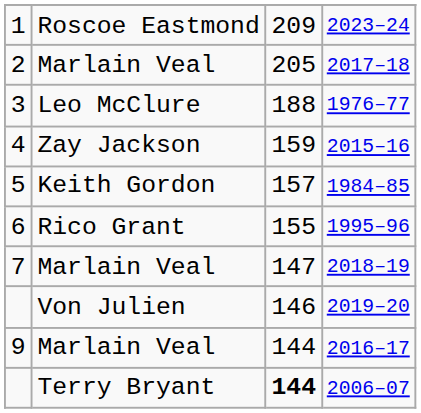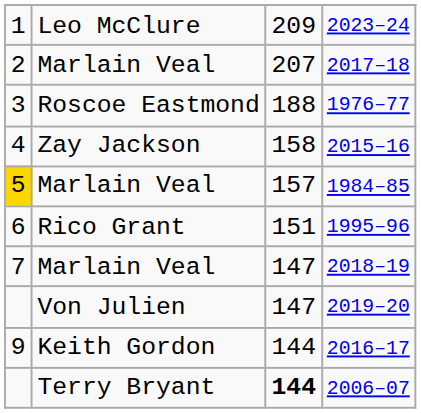(149, 25) Roscoe Eastmond -> (119, 25) Leo McClure
(294, 65) 205 -> (294, 65) 207
(119, 106) Leo McClure -> (149, 106) Roscoe Eastmond
(294, 146) 159 -> (294, 146) 158
(18, 186) no background -> (18, 186) gold background
(126, 186) Keith Gordon -> (126, 186) Marlain Veal
(294, 226) 155 -> (294, 226) 151
(294, 307) 146 -> (294, 307) 147
(126, 347) Marlain Veal -> (126, 347) Keith Gordon
